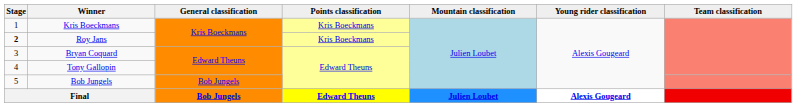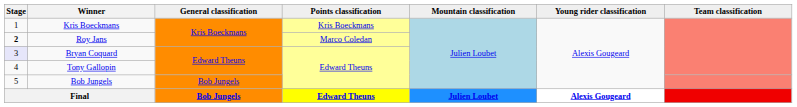(346, 39) Kris Boeckmans -> (346, 39) Marco Coledan
(16, 54) no background -> (16, 54) lavender background
